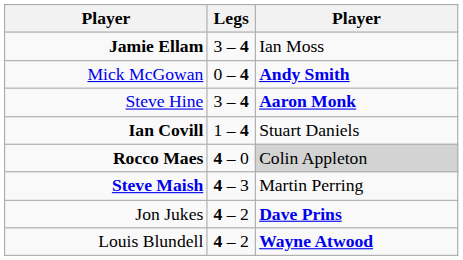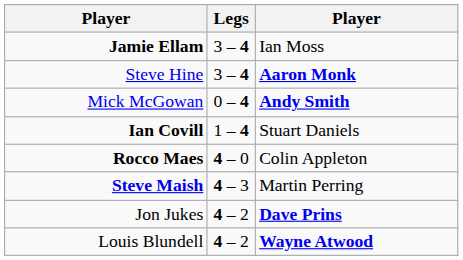rows swapped: (145, 74) <-> (164, 102)
(313, 158) lightgrey background -> (313, 158) no background
